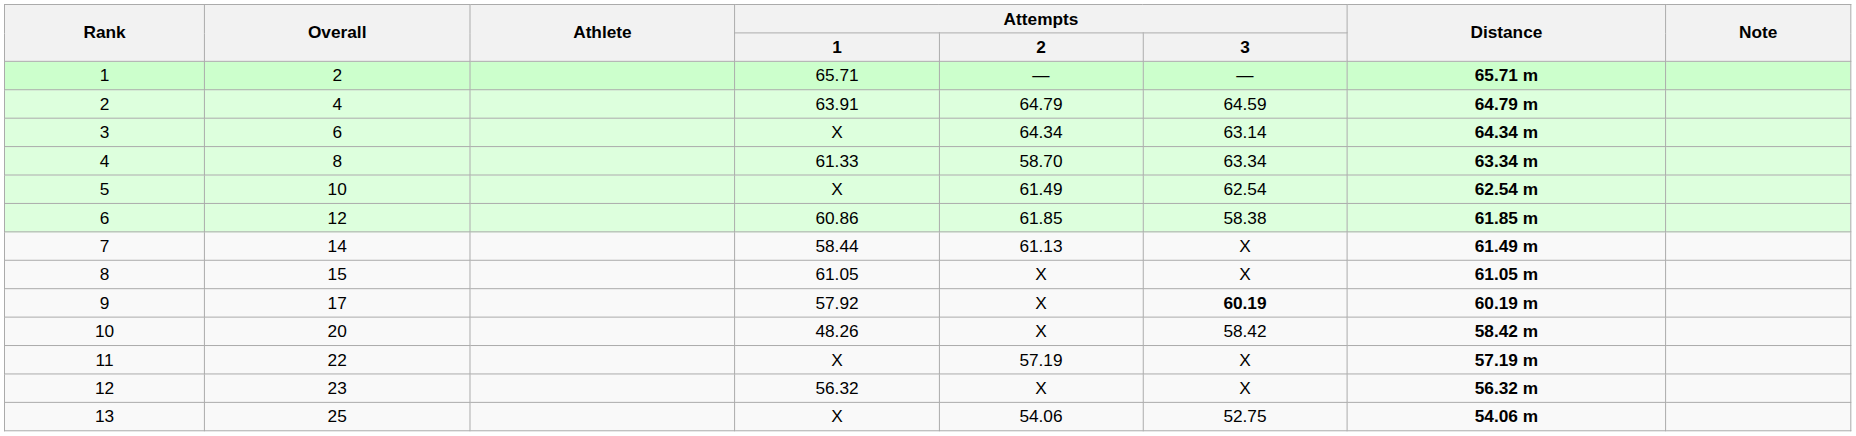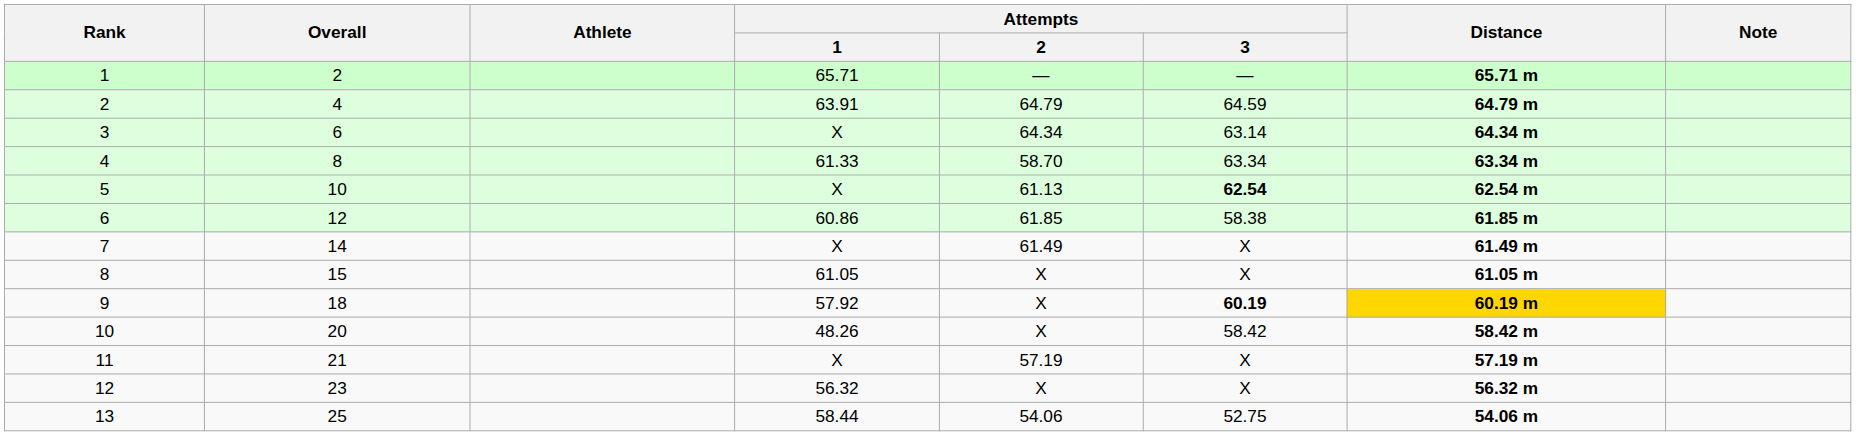(1041, 189) 61.49 -> (1041, 189) 61.13
(1245, 189) normal -> (1245, 189) bold
(837, 245) 58.44 -> (837, 245) X
(1041, 245) 61.13 -> (1041, 245) 61.49
(337, 302) 17 -> (337, 302) 18
(1506, 302) no background -> (1506, 302) gold background
(337, 359) 22 -> (337, 359) 21
(837, 416) X -> (837, 416) 58.44
